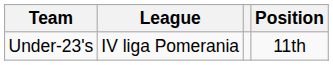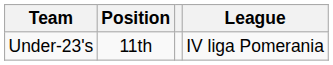columns swapped: (170, 18) <-> (290, 18)
